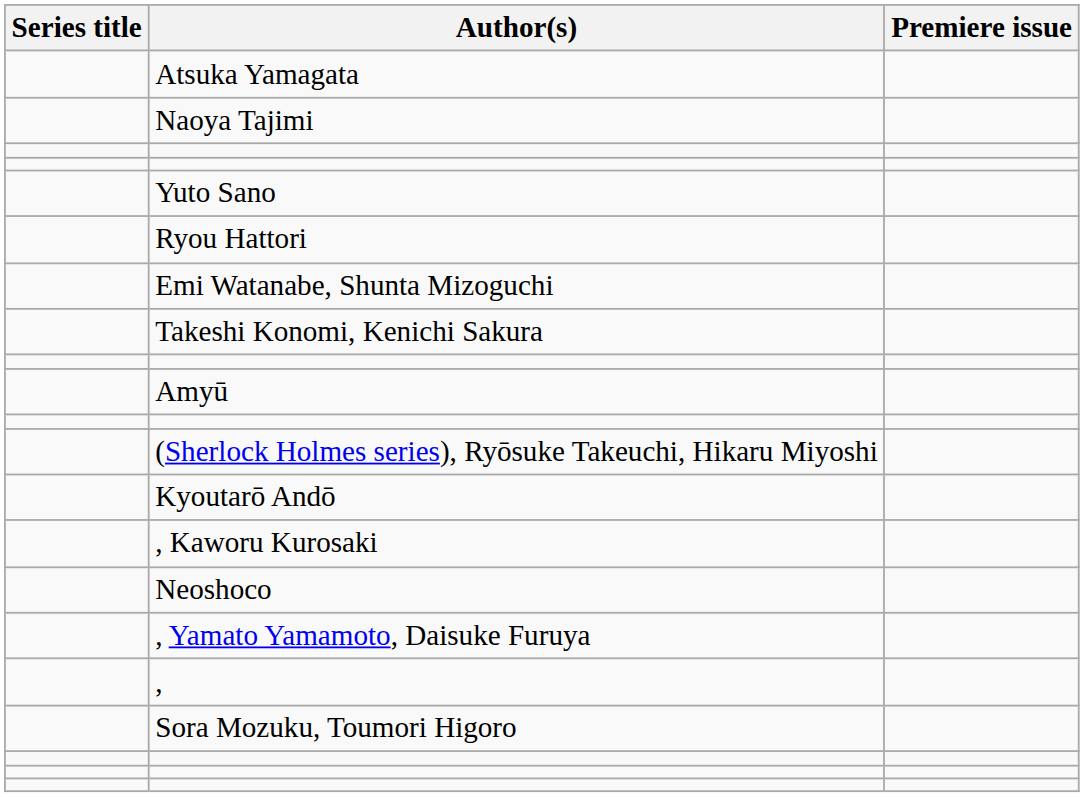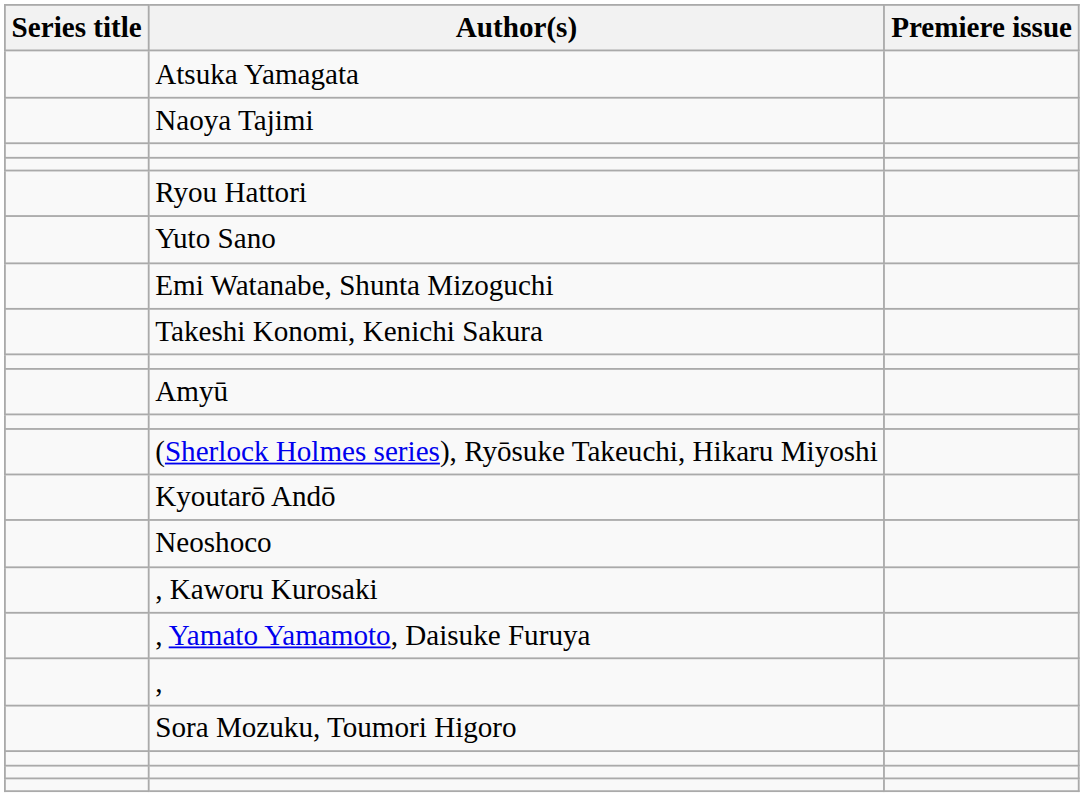rows swapped: (77, 240) <-> (77, 193)
rows swapped: (77, 590) <-> (77, 544)
